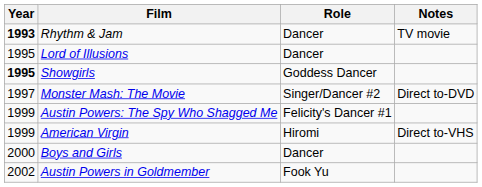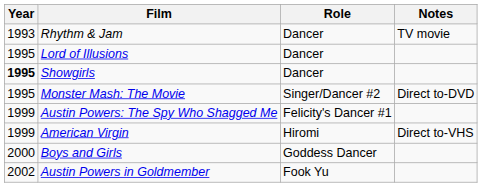(21, 34) bold -> (21, 34) normal
(330, 73) Goddess Dancer -> (303, 73) Dancer
(21, 93) 1997 -> (21, 93) 1995
(303, 152) Dancer -> (330, 152) Goddess Dancer
